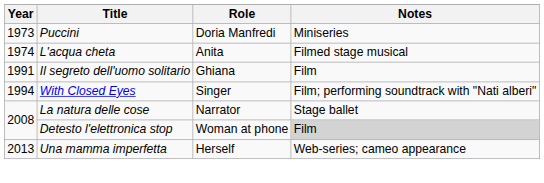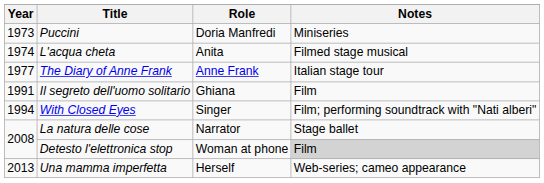+ row: (106, 71)
